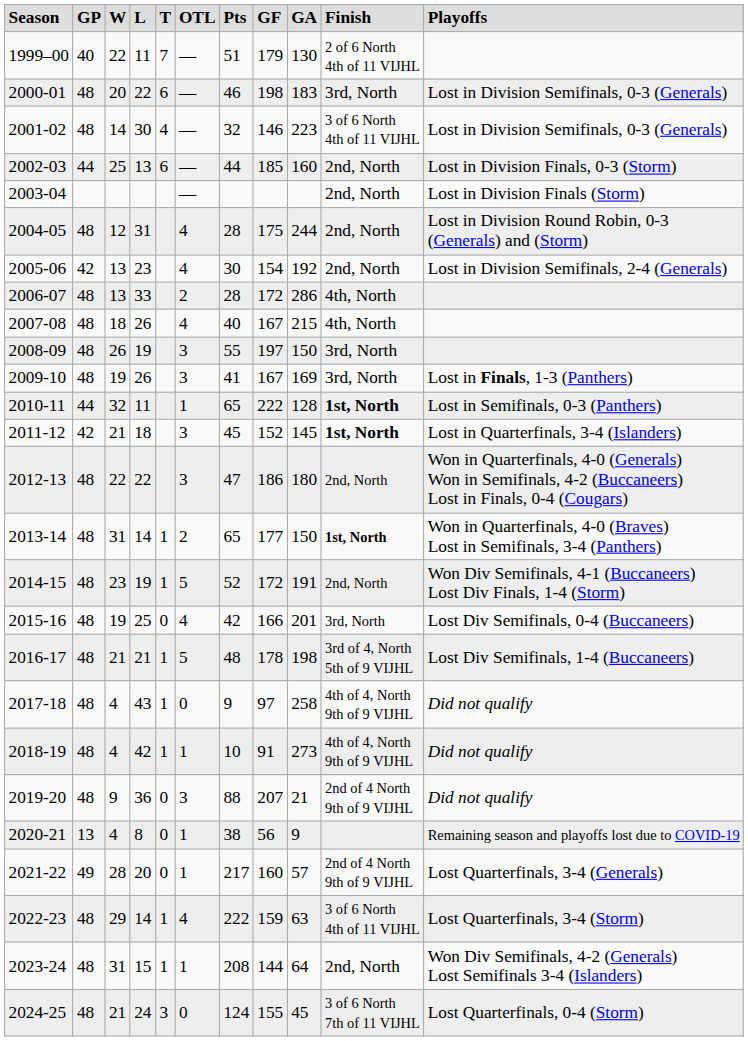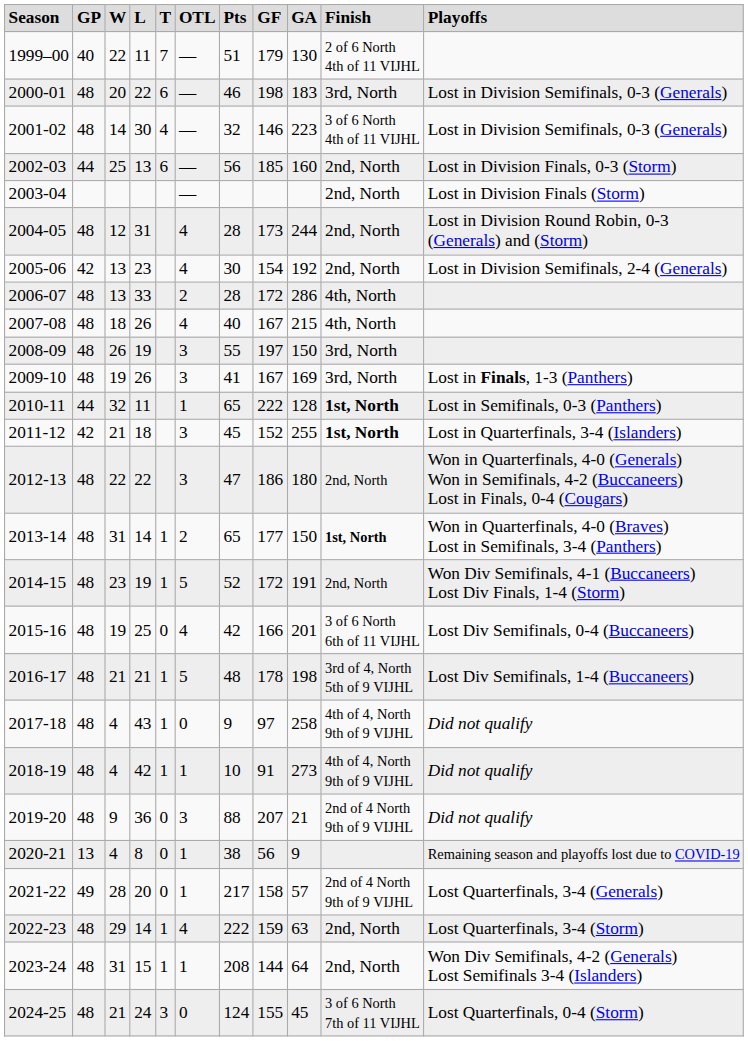(232, 166) 44 -> (232, 166) 56
(270, 231) 175 -> (270, 231) 173
(304, 432) 145 -> (304, 432) 255
(355, 621) 3rd, North -> (372, 630) 3 of 6 North 6th of 11 VIJHL
(270, 872) 160 -> (270, 891) 158
(372, 920) 3 of 6 North 4th of 11 VIJHL -> (362, 928) 2nd, North
